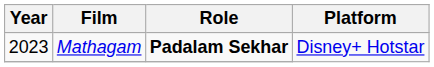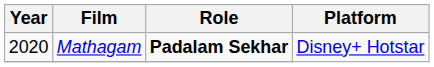(29, 47) 2023 -> (29, 47) 2020
